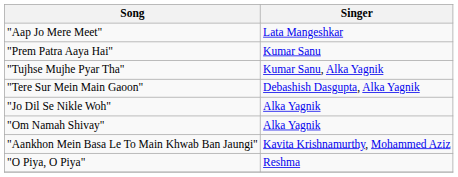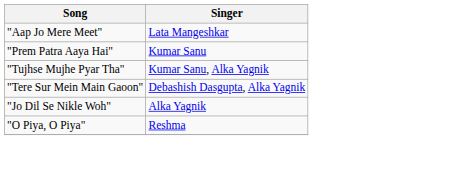- row: (56, 125)
- row: (132, 143)
